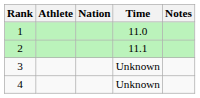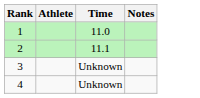- column: (94, 13)
